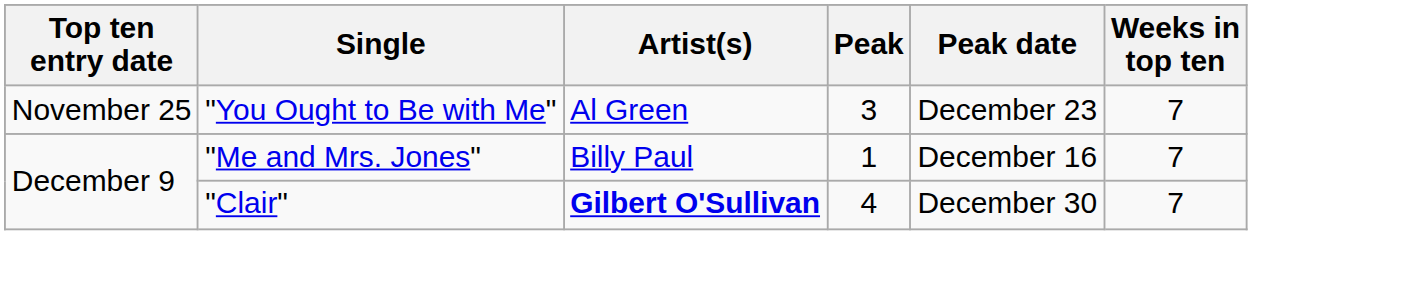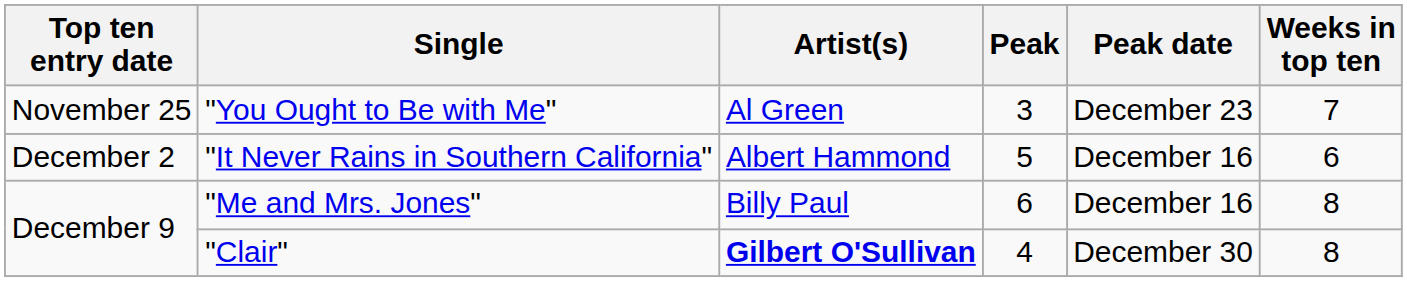+ row: (459, 156)
(869, 156) 1 -> (1024, 204) 6
(1175, 156) 7 -> (1331, 204) 8
(1175, 204) 7 -> (1331, 251) 8
